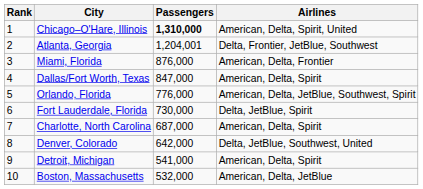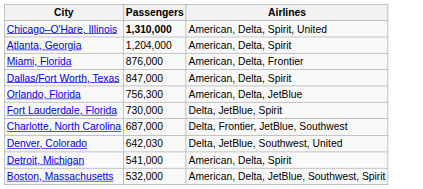- column: (19, 13)
(179, 45) 1,204,001 -> (149, 45) 1,204,000
(298, 45) Delta, Frontier, JetBlue, Southwest -> (240, 45) American, Delta, Spirit
(174, 95) 776,000 -> (144, 95) 756,300
(317, 95) American, Delta, JetBlue, Southwest, Spirit -> (245, 95) American, Delta, JetBlue
(270, 127) American, Delta, Spirit -> (268, 127) Delta, Frontier, JetBlue, Southwest
(174, 144) 642,000 -> (144, 144) 642,030
(275, 176) American, Delta, JetBlue -> (287, 176) American, Delta, JetBlue, Southwest, Spirit
